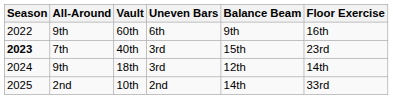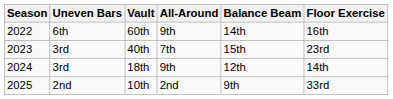columns swapped: (82, 13) <-> (184, 13)
(232, 31) 9th -> (235, 31) 14th
(20, 49) bold -> (20, 49) normal
(235, 85) 14th -> (232, 85) 9th
